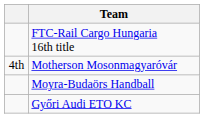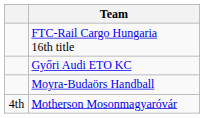rows swapped: (81, 103) <-> (104, 65)
